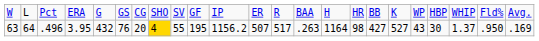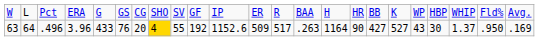(79, 28) 3.95 -> (79, 28) 3.96
(105, 28) 432 -> (105, 28) 433
(198, 28) 195 -> (198, 28) 192
(229, 28) 1156.2 -> (229, 28) 1152.6
(260, 28) 507 -> (260, 28) 509
(358, 28) 98 -> (358, 28) 90
